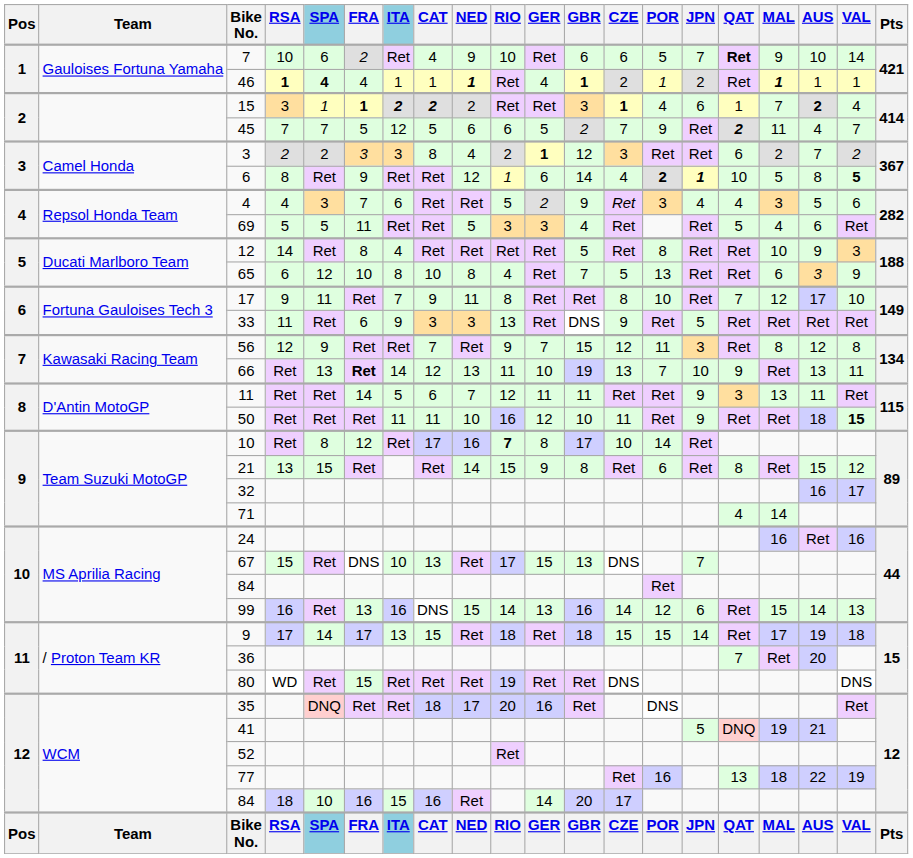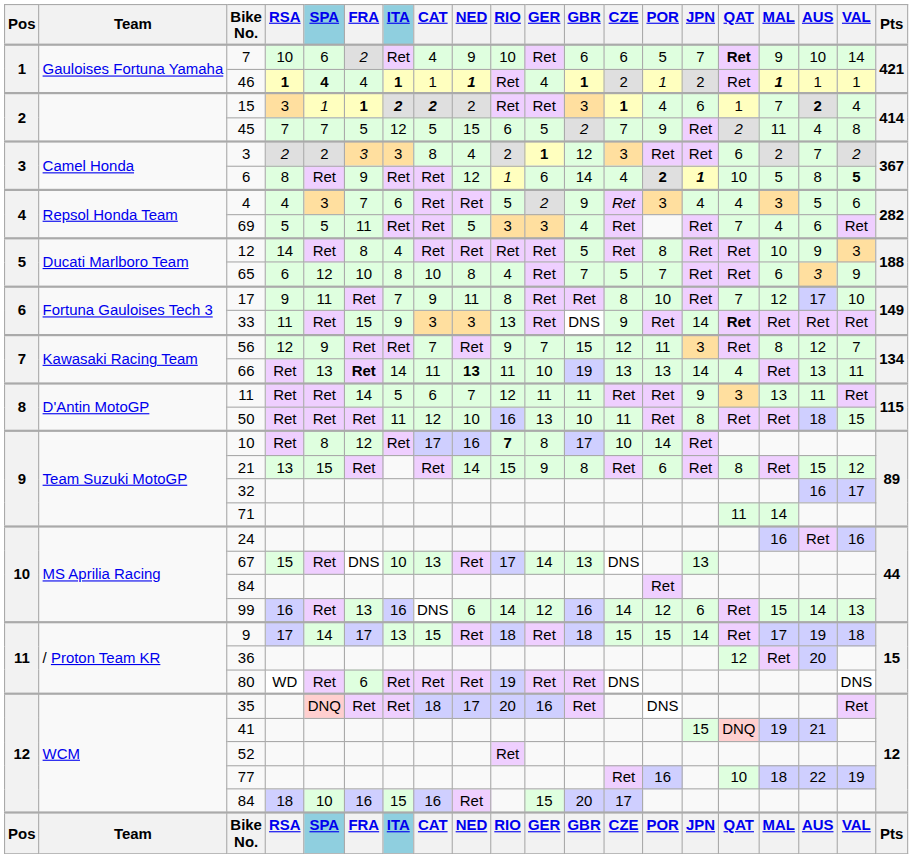(398, 81) normal -> (398, 81) bold
(471, 129) 6 -> (471, 129) 15
(739, 129) bold -> (739, 129) normal
(856, 129) 7 -> (856, 129) 8
(739, 225) 5 -> (739, 225) 7
(663, 274) 13 -> (663, 274) 7
(364, 322) 6 -> (364, 322) 15
(700, 322) 5 -> (700, 322) 14
(739, 322) normal -> (739, 322) bold
(856, 347) 8 -> (856, 347) 7
(433, 370) 12 -> (433, 370) 11
(471, 370) normal -> (471, 370) bold
(663, 370) 7 -> (663, 370) 13
(700, 370) 10 -> (700, 370) 14
(739, 370) 9 -> (739, 370) 4
(433, 419) 11 -> (433, 419) 12
(544, 419) 12 -> (544, 419) 13
(700, 419) 9 -> (700, 419) 8
(856, 419) bold -> (856, 419) normal
(739, 514) 4 -> (739, 514) 11
(544, 562) 15 -> (544, 562) 14
(700, 562) 7 -> (700, 562) 13
(471, 609) 15 -> (471, 609) 6
(544, 609) 13 -> (544, 609) 12
(739, 658) 7 -> (739, 658) 12
(364, 681) 15 -> (364, 681) 6
(700, 729) 5 -> (700, 729) 15
(739, 777) 13 -> (739, 777) 10
(544, 800) 14 -> (544, 800) 15
